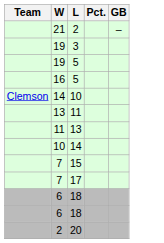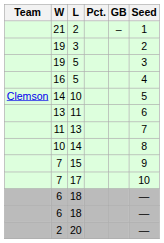+ column: (144, 12)
